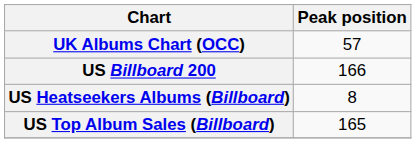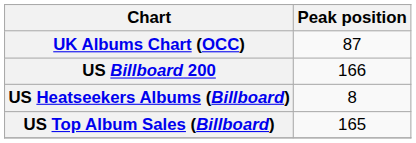(352, 44) 57 -> (352, 44) 87
